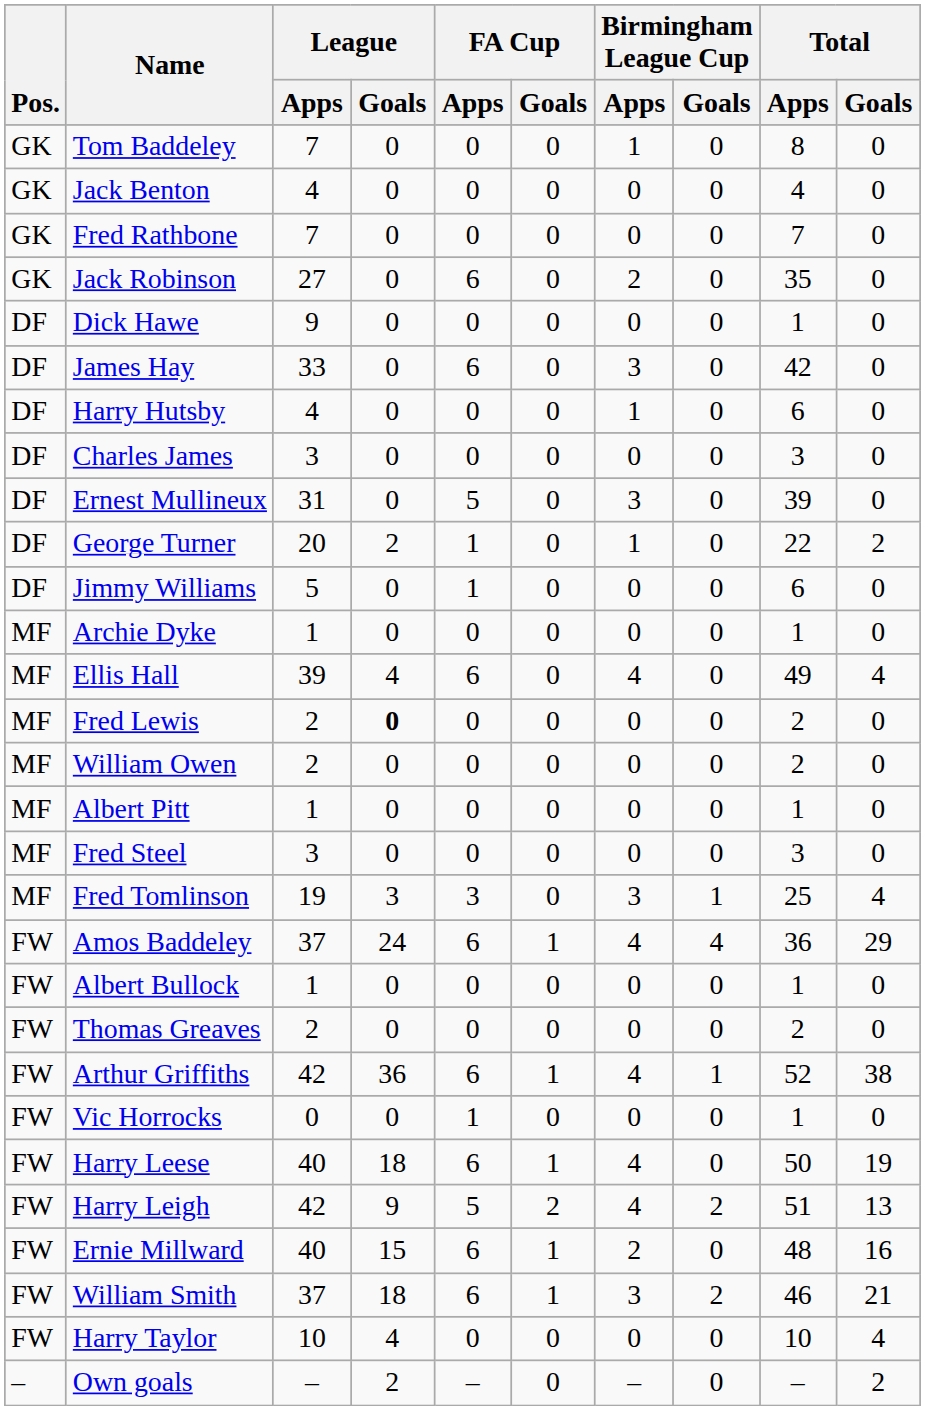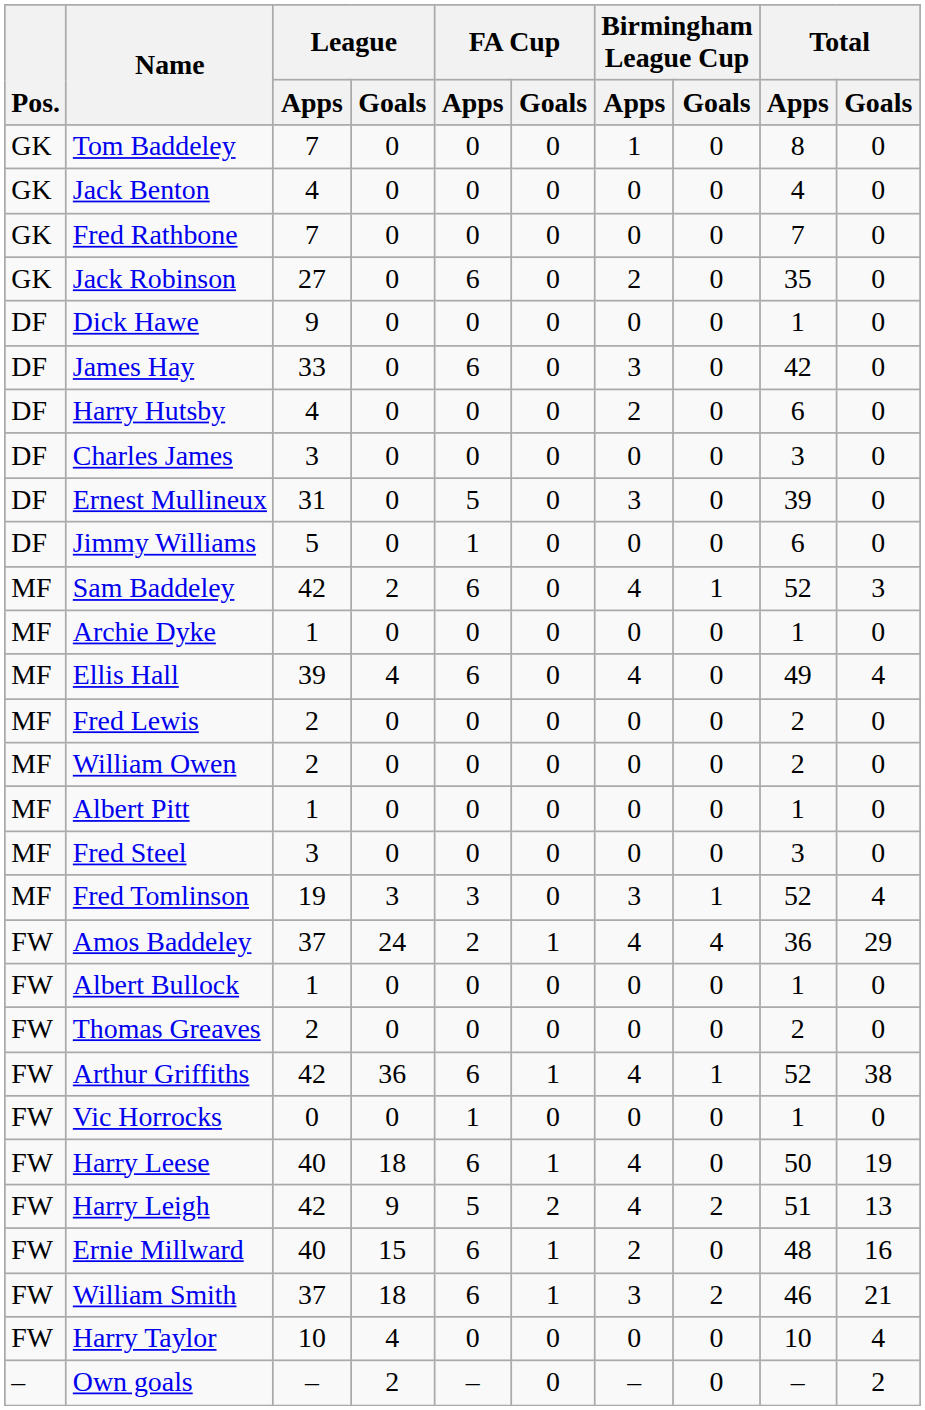(634, 411) 1 -> (634, 411) 2
- row: (154, 543)
+ row: (154, 587)
(392, 720) bold -> (392, 720) normal
(798, 896) 25 -> (798, 896) 52
(473, 940) 6 -> (473, 940) 2
